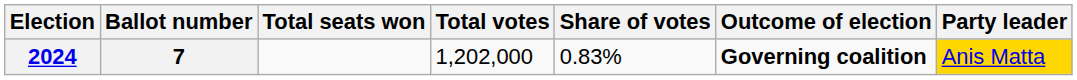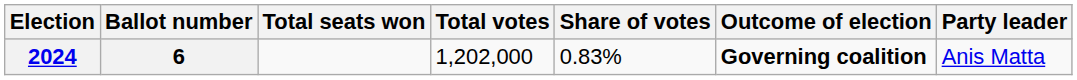(179, 56) 7 -> (179, 56) 6
(993, 56) gold background -> (993, 56) no background
